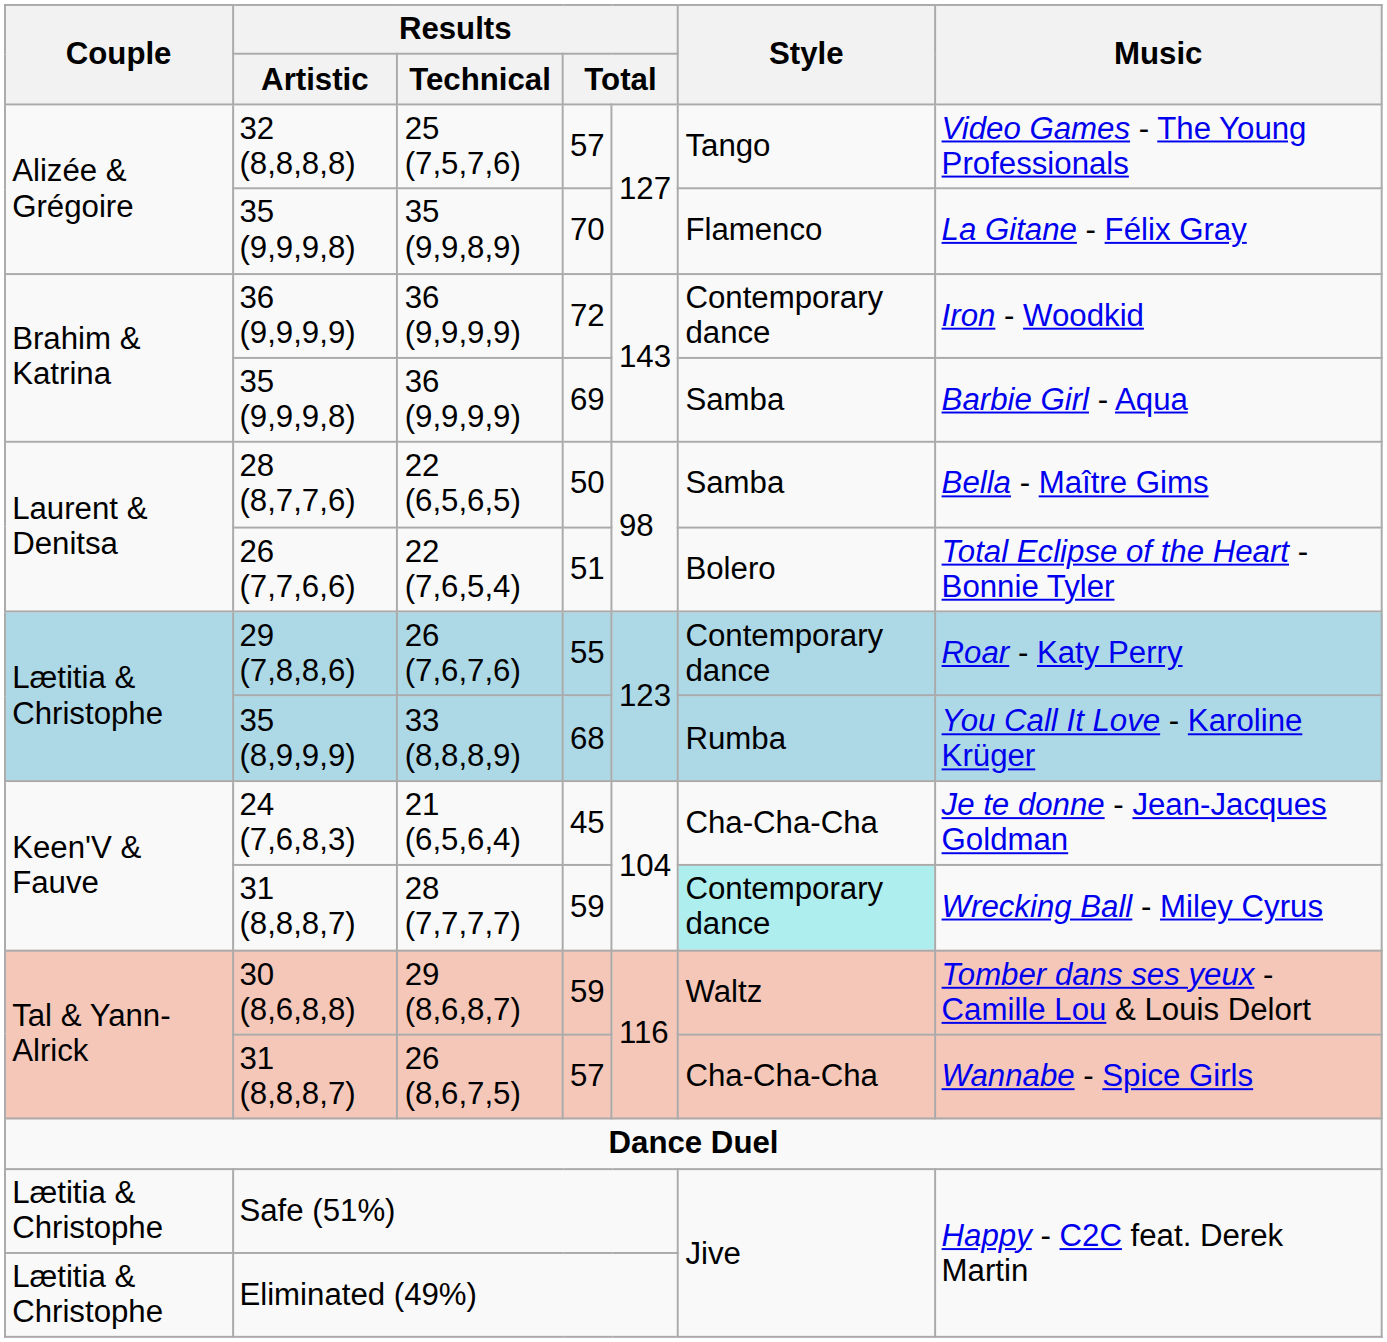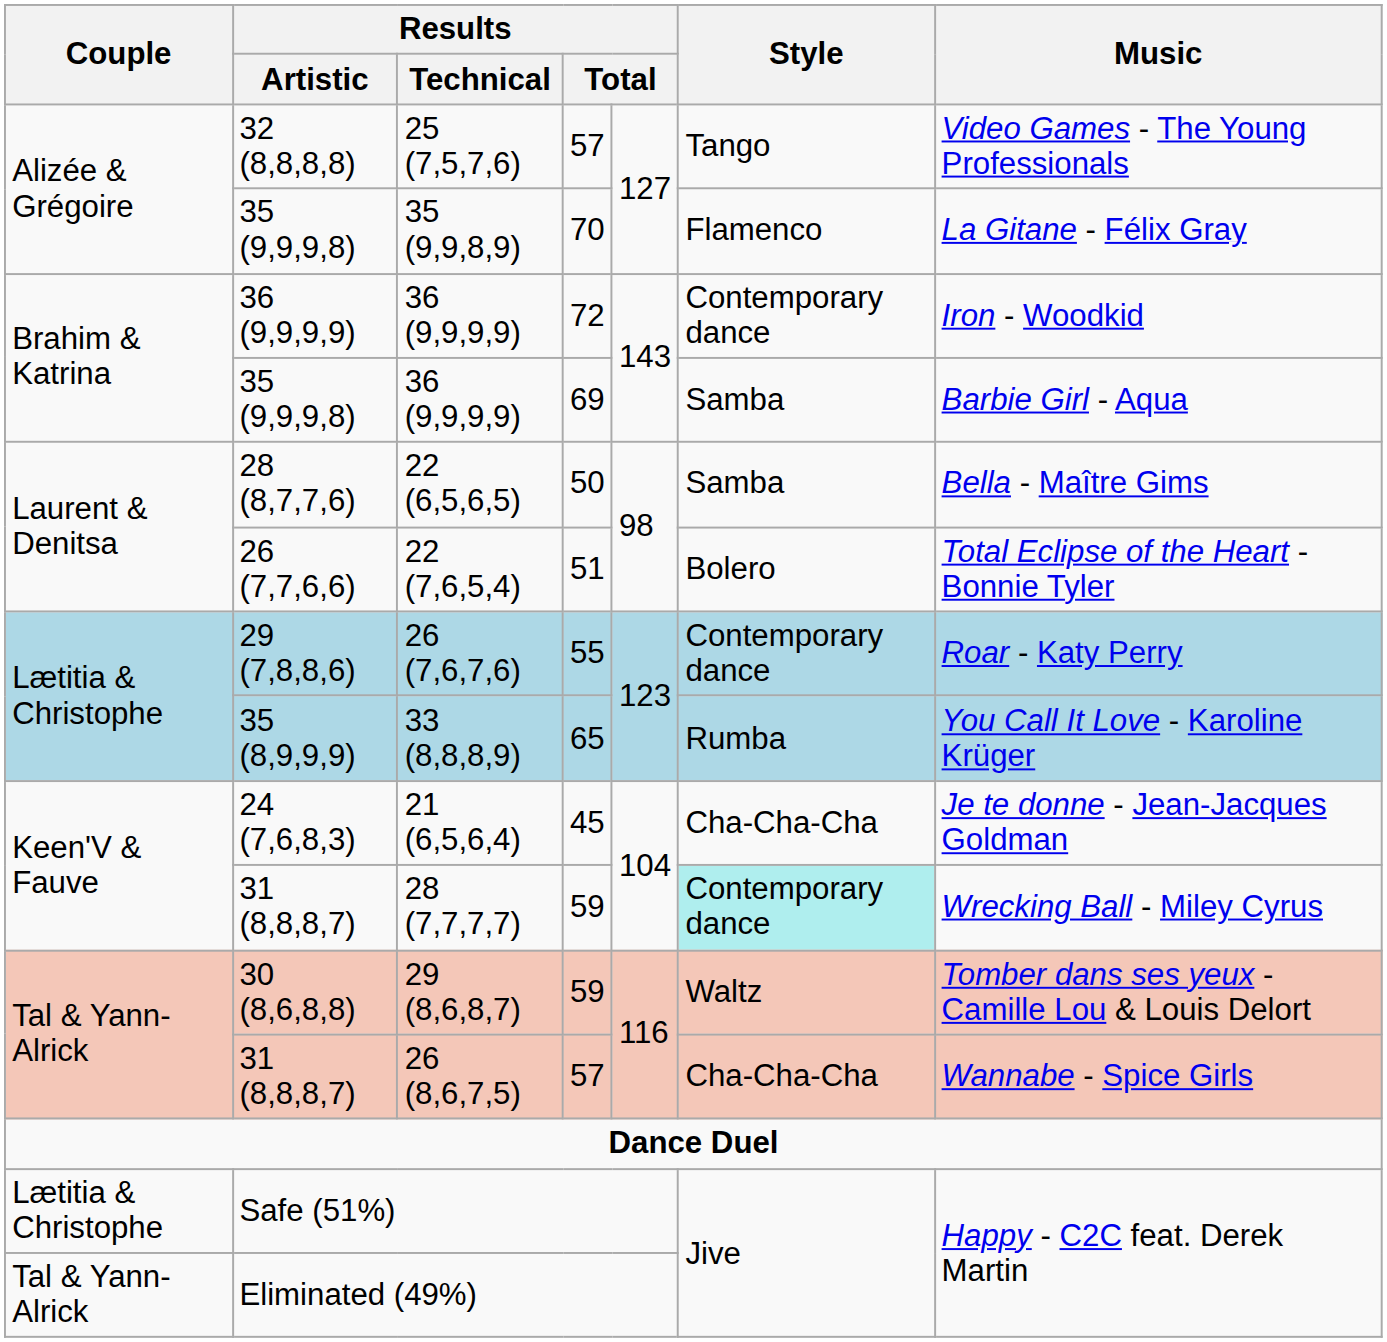(587, 737) 68 -> (587, 737) 65
(88, 1294) Lætitia & Christophe -> (91, 1294) Tal & Yann-Alrick
